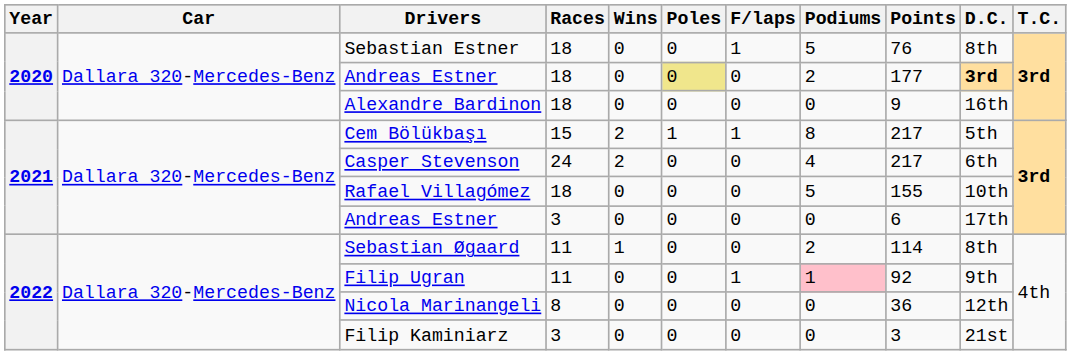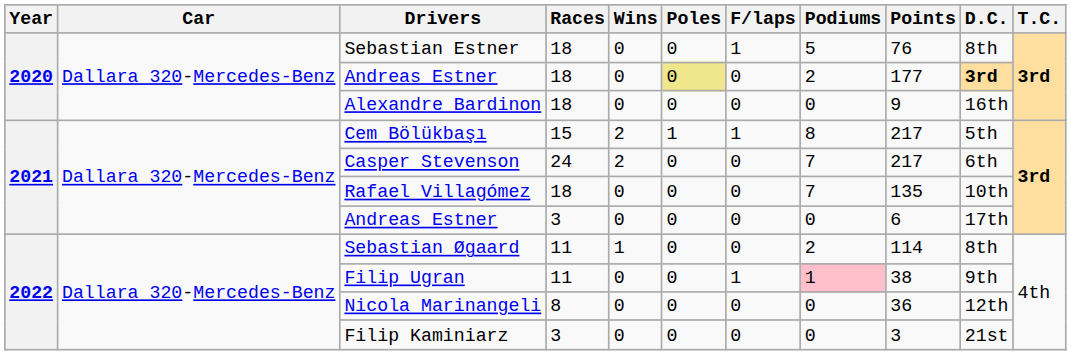(810, 163) 4 -> (810, 163) 7
(810, 192) 5 -> (810, 192) 7
(907, 192) 155 -> (907, 192) 135
(901, 278) 92 -> (901, 278) 38
